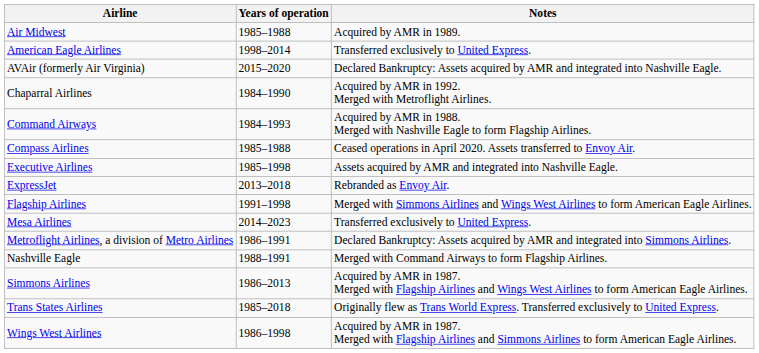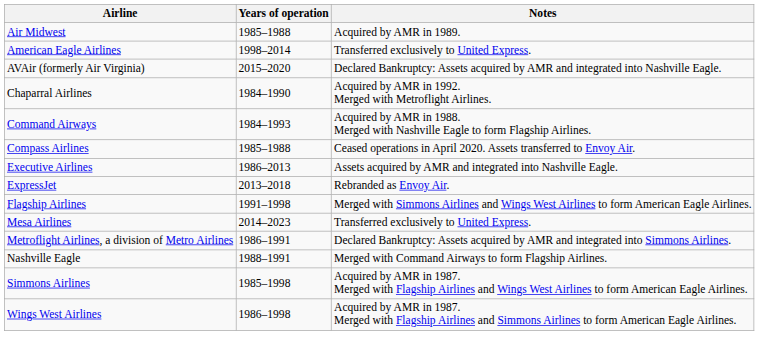(264, 167) 1985–1998 -> (264, 167) 1986–2013
(264, 283) 1986–2013 -> (264, 283) 1985–1998
- row: (55, 308)
